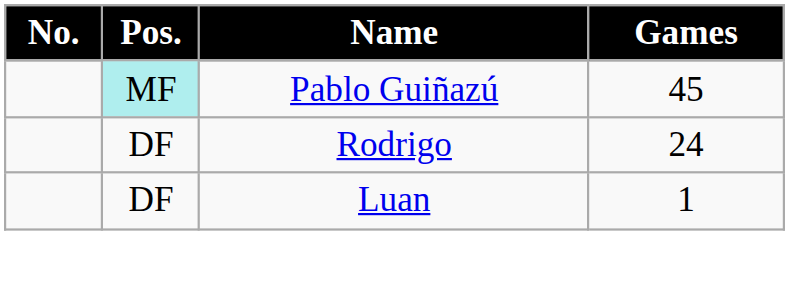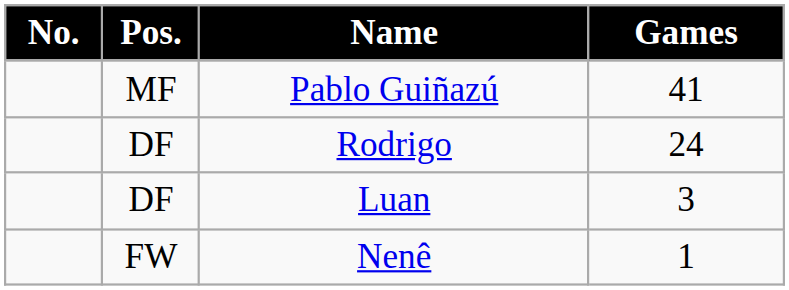(151, 88) paleturquoise background -> (151, 88) no background
(686, 88) 45 -> (686, 88) 41
(686, 199) 1 -> (686, 199) 3
+ row: (394, 255)
